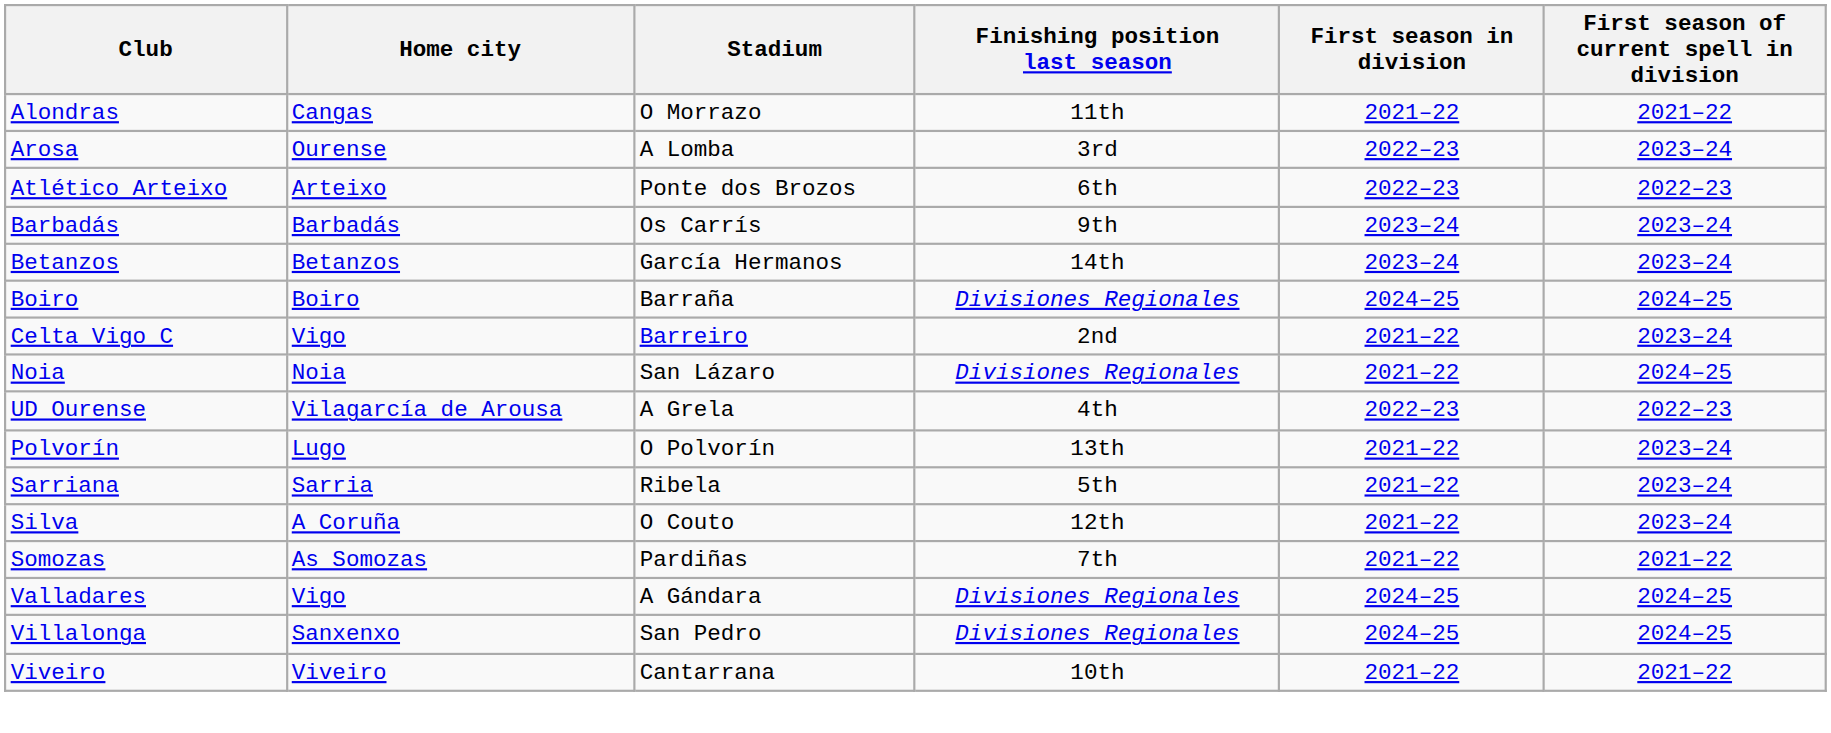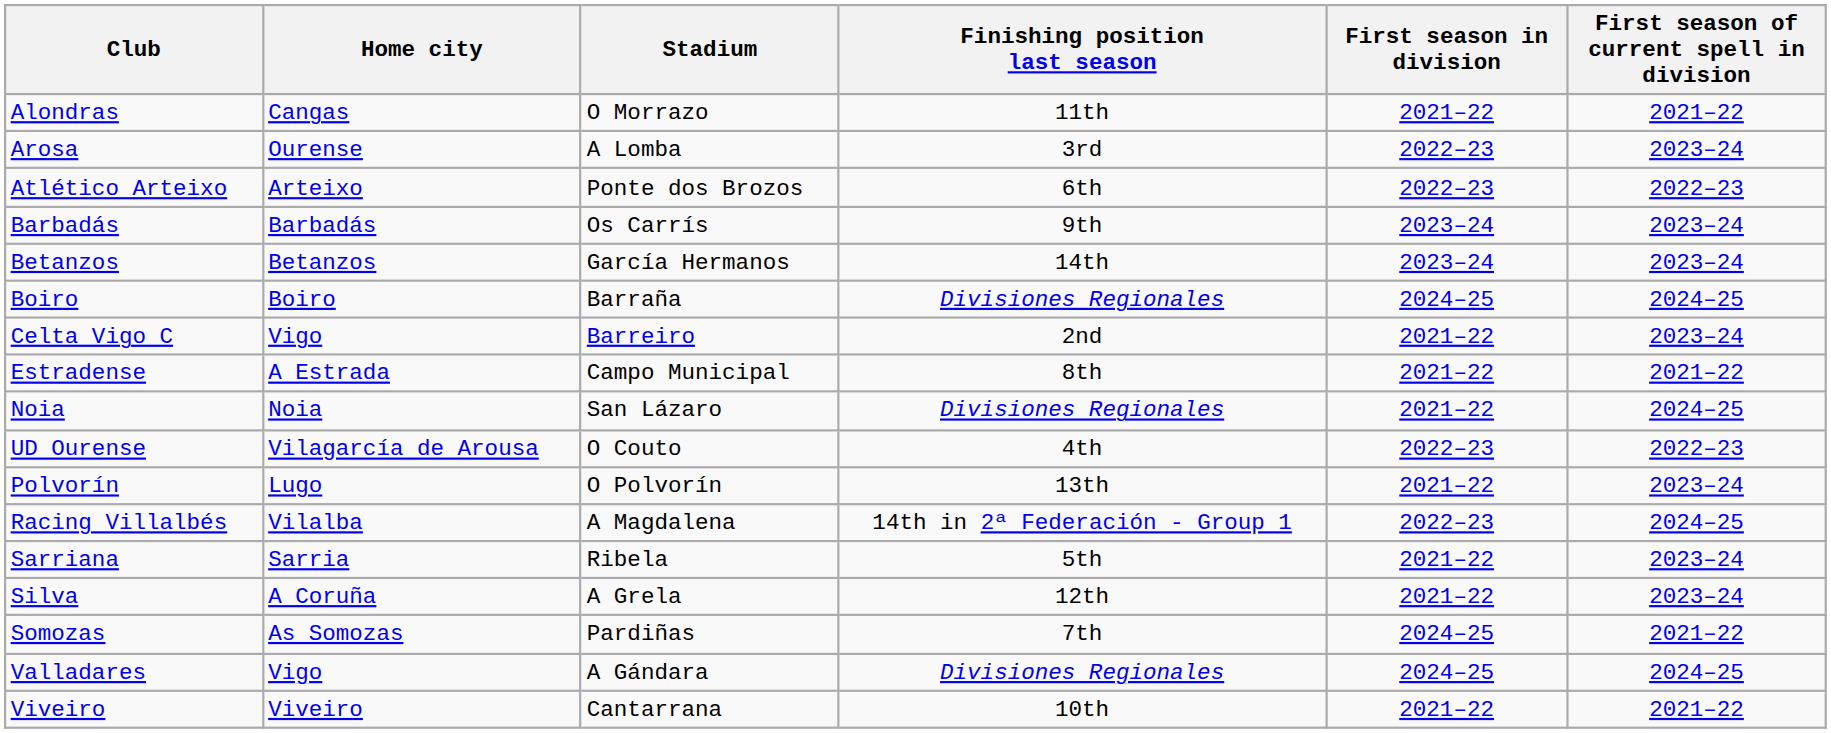+ row: (78, 374)
(687, 411) A Grela -> (634, 448) O Couto
+ row: (119, 523)
(687, 523) O Couto -> (634, 597) A Grela
(1412, 560) 2021–22 -> (1447, 635) 2024–25
- row: (78, 635)
